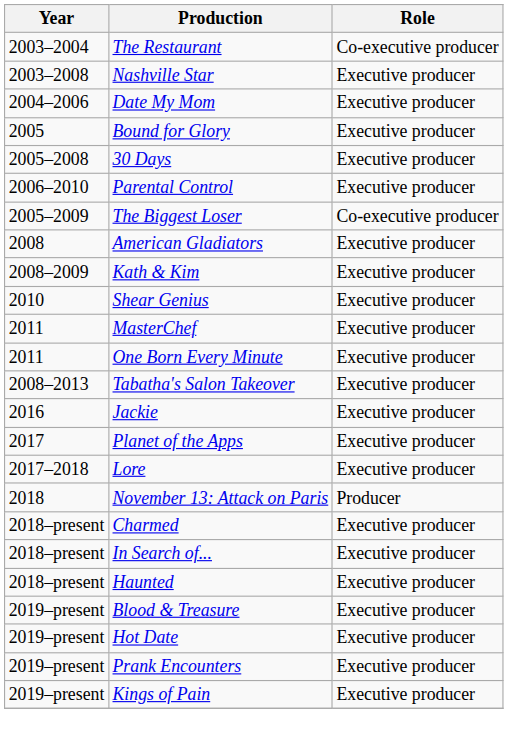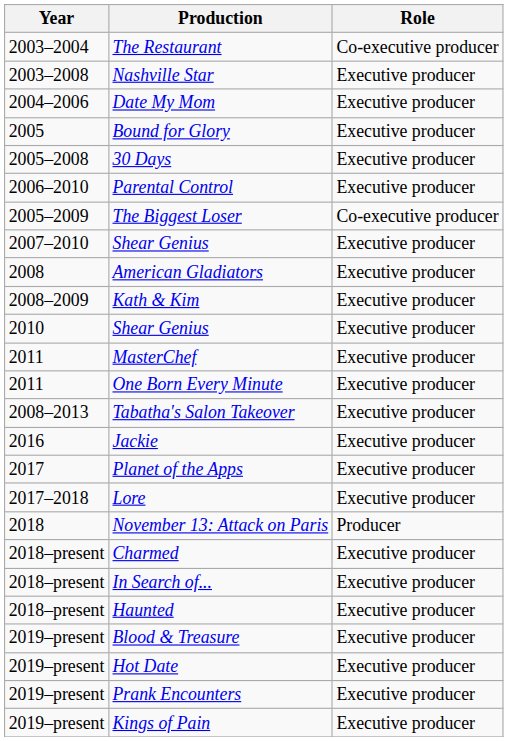+ row: (49, 243)
